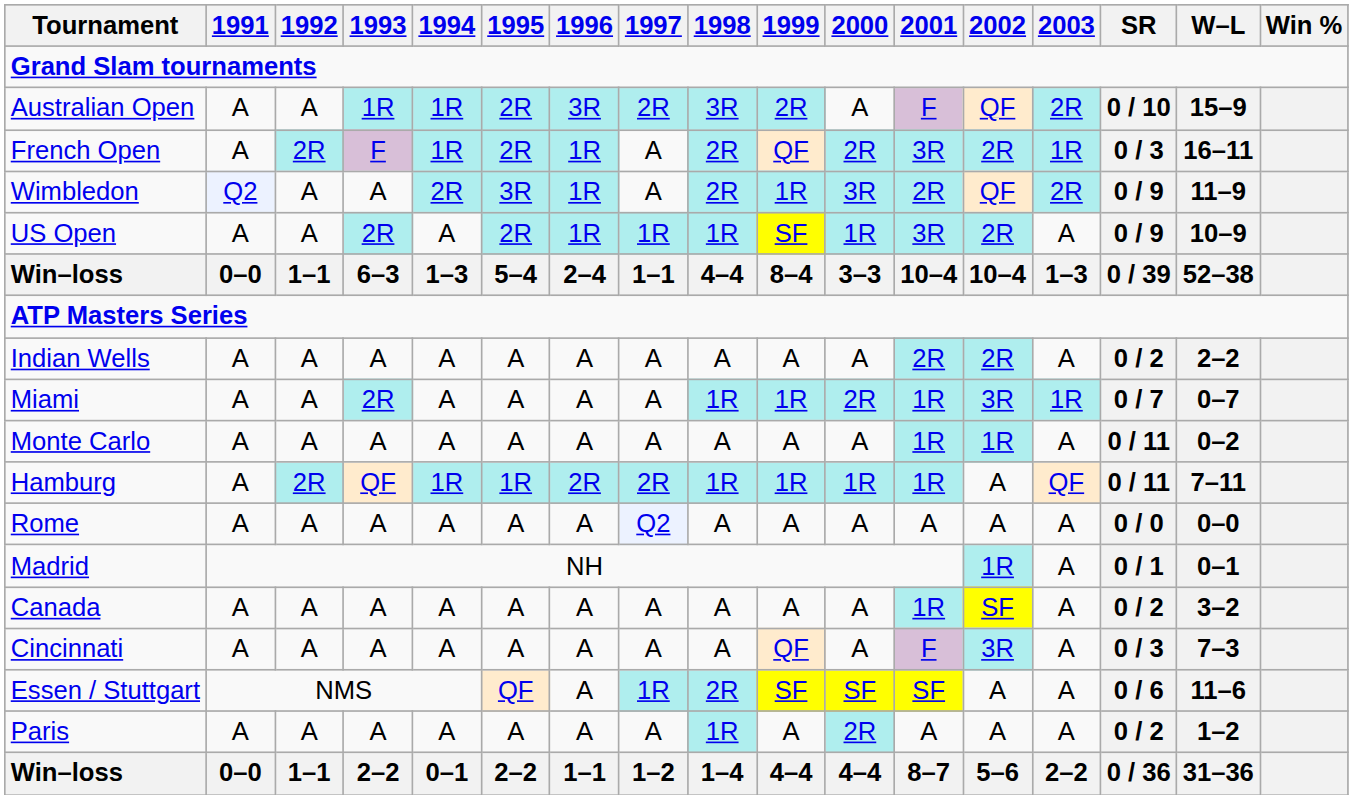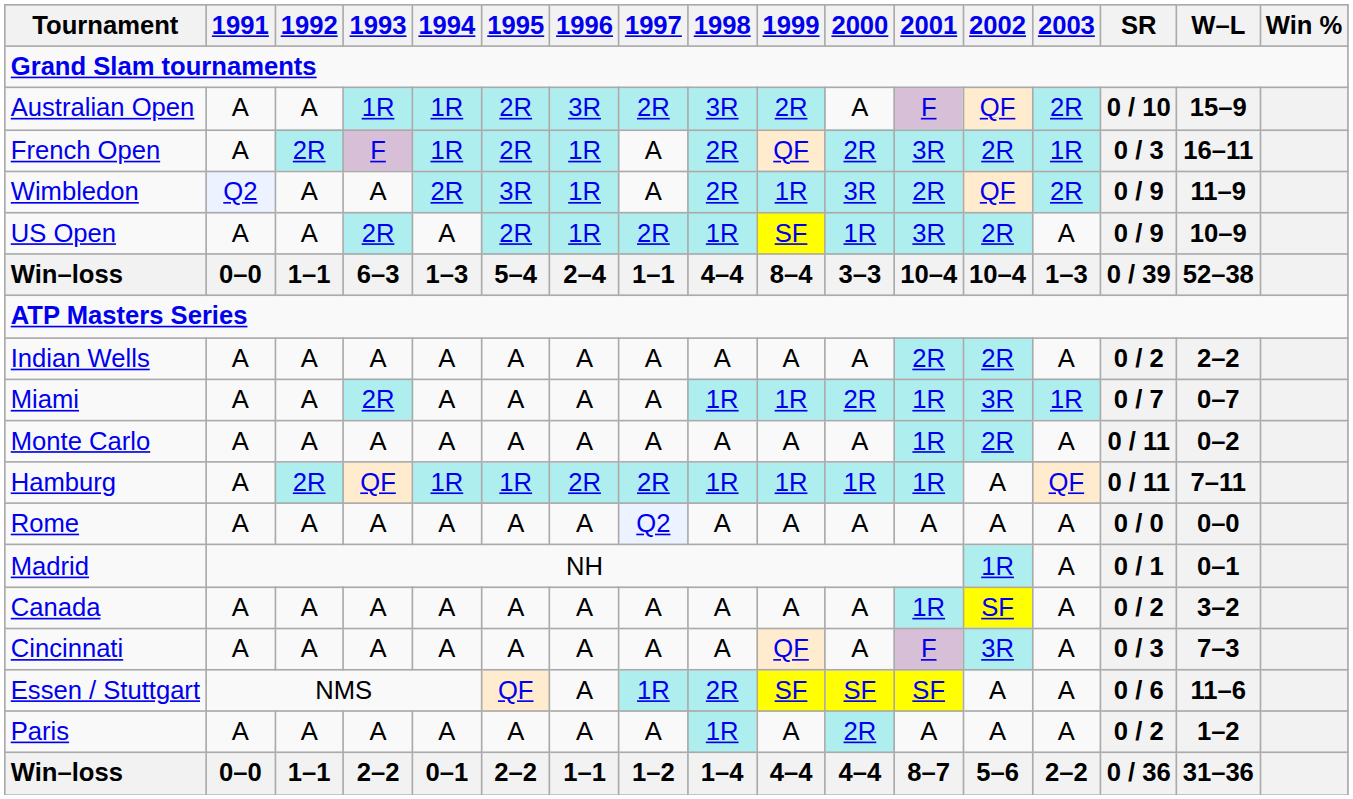(653, 232) 1R -> (653, 232) 2R
(998, 440) 1R -> (998, 440) 2R
